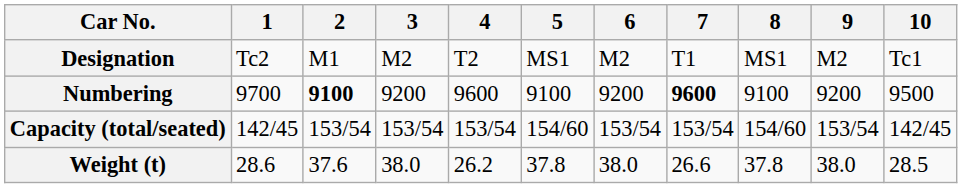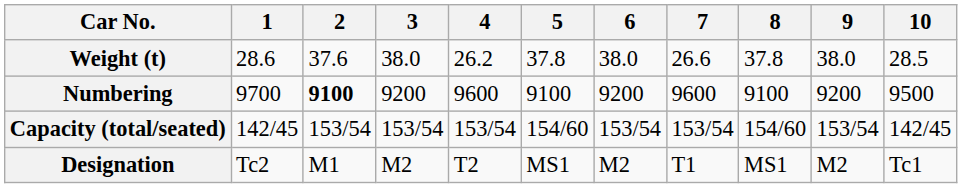rows swapped: (118, 57) <-> (118, 164)
(694, 93) bold -> (694, 93) normal
